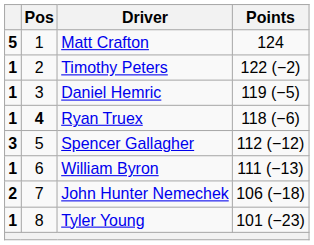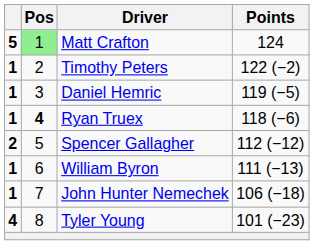(39, 43) no background -> (39, 43) lightgreen background
(13, 144) 3 -> (13, 144) 2
(13, 194) 2 -> (13, 194) 1
(13, 219) 1 -> (13, 219) 4
